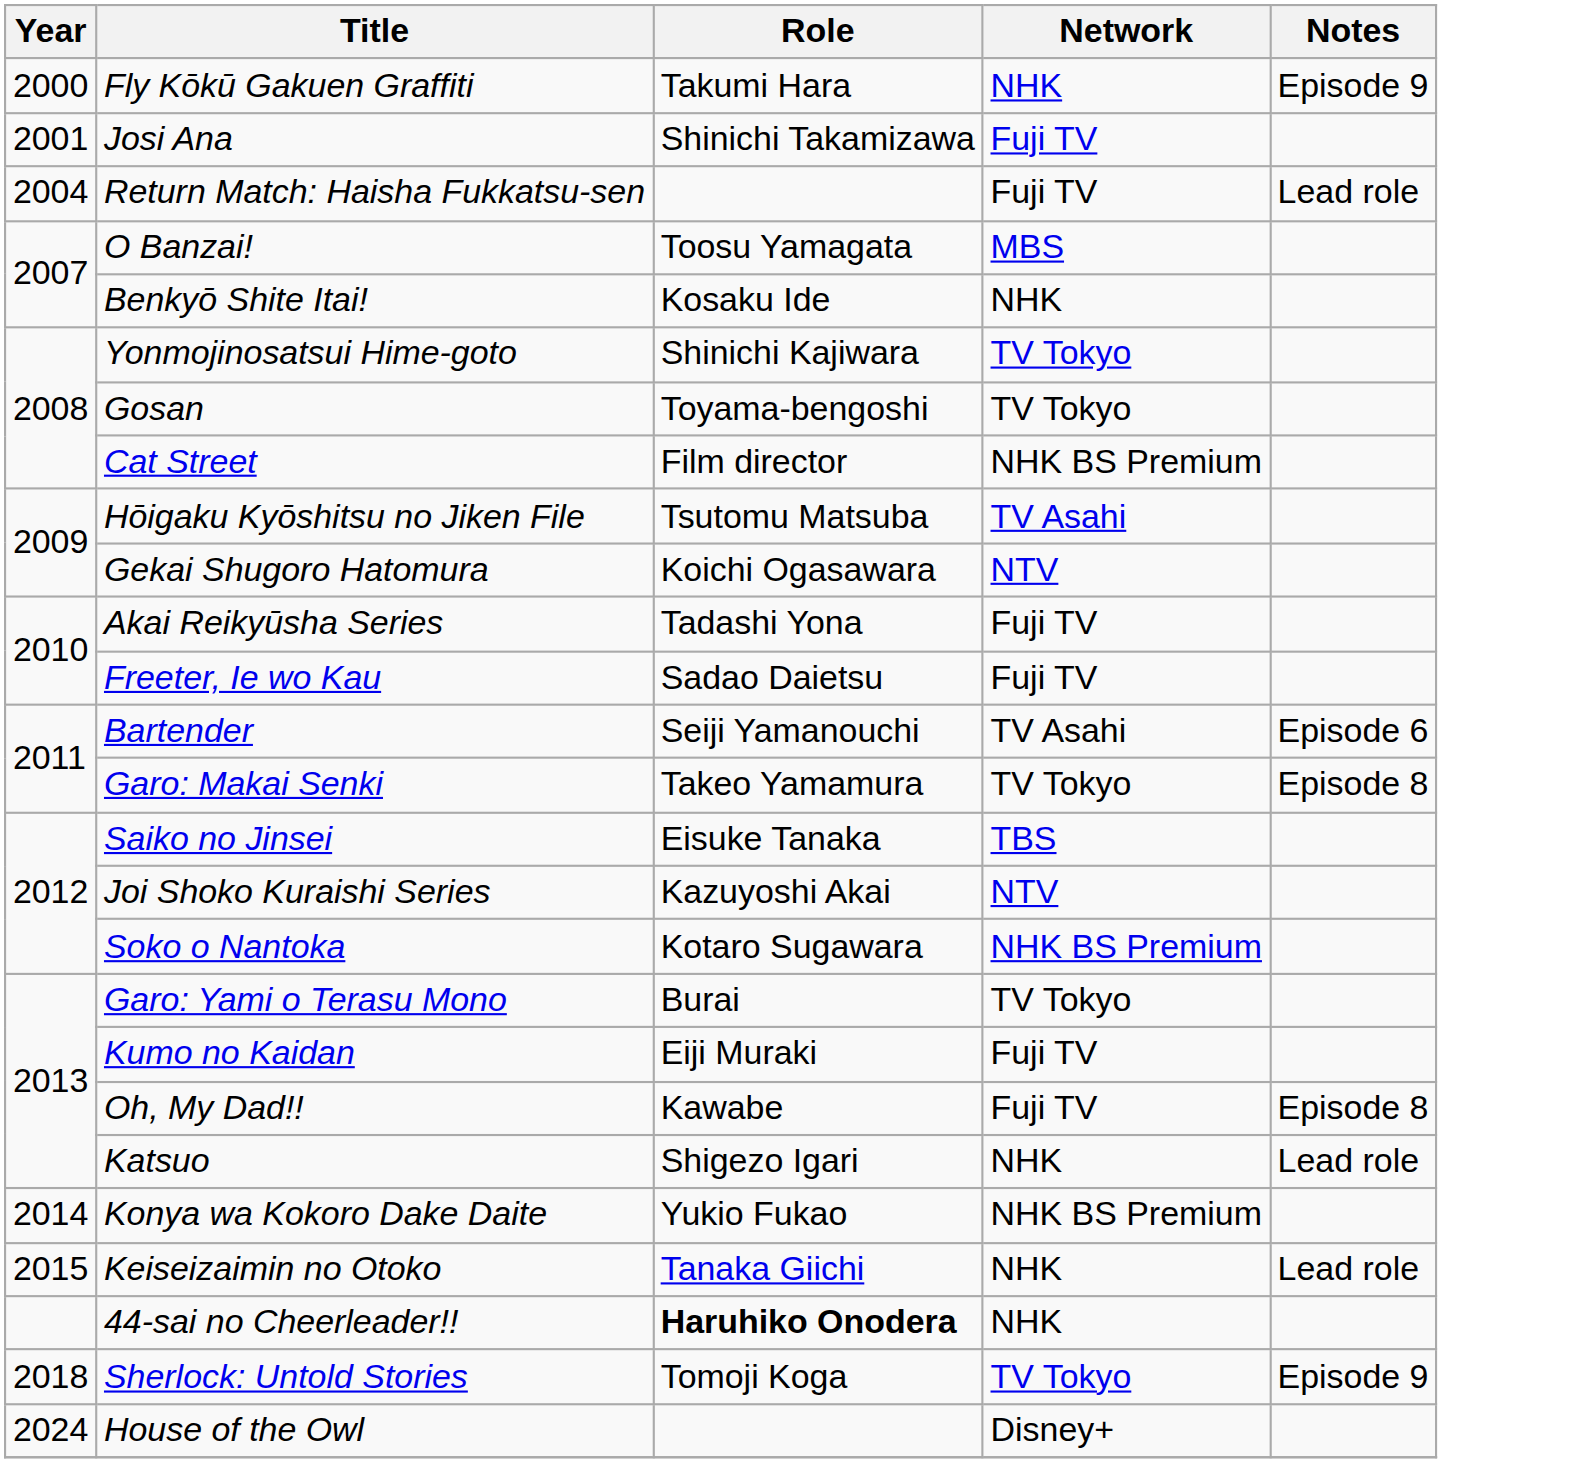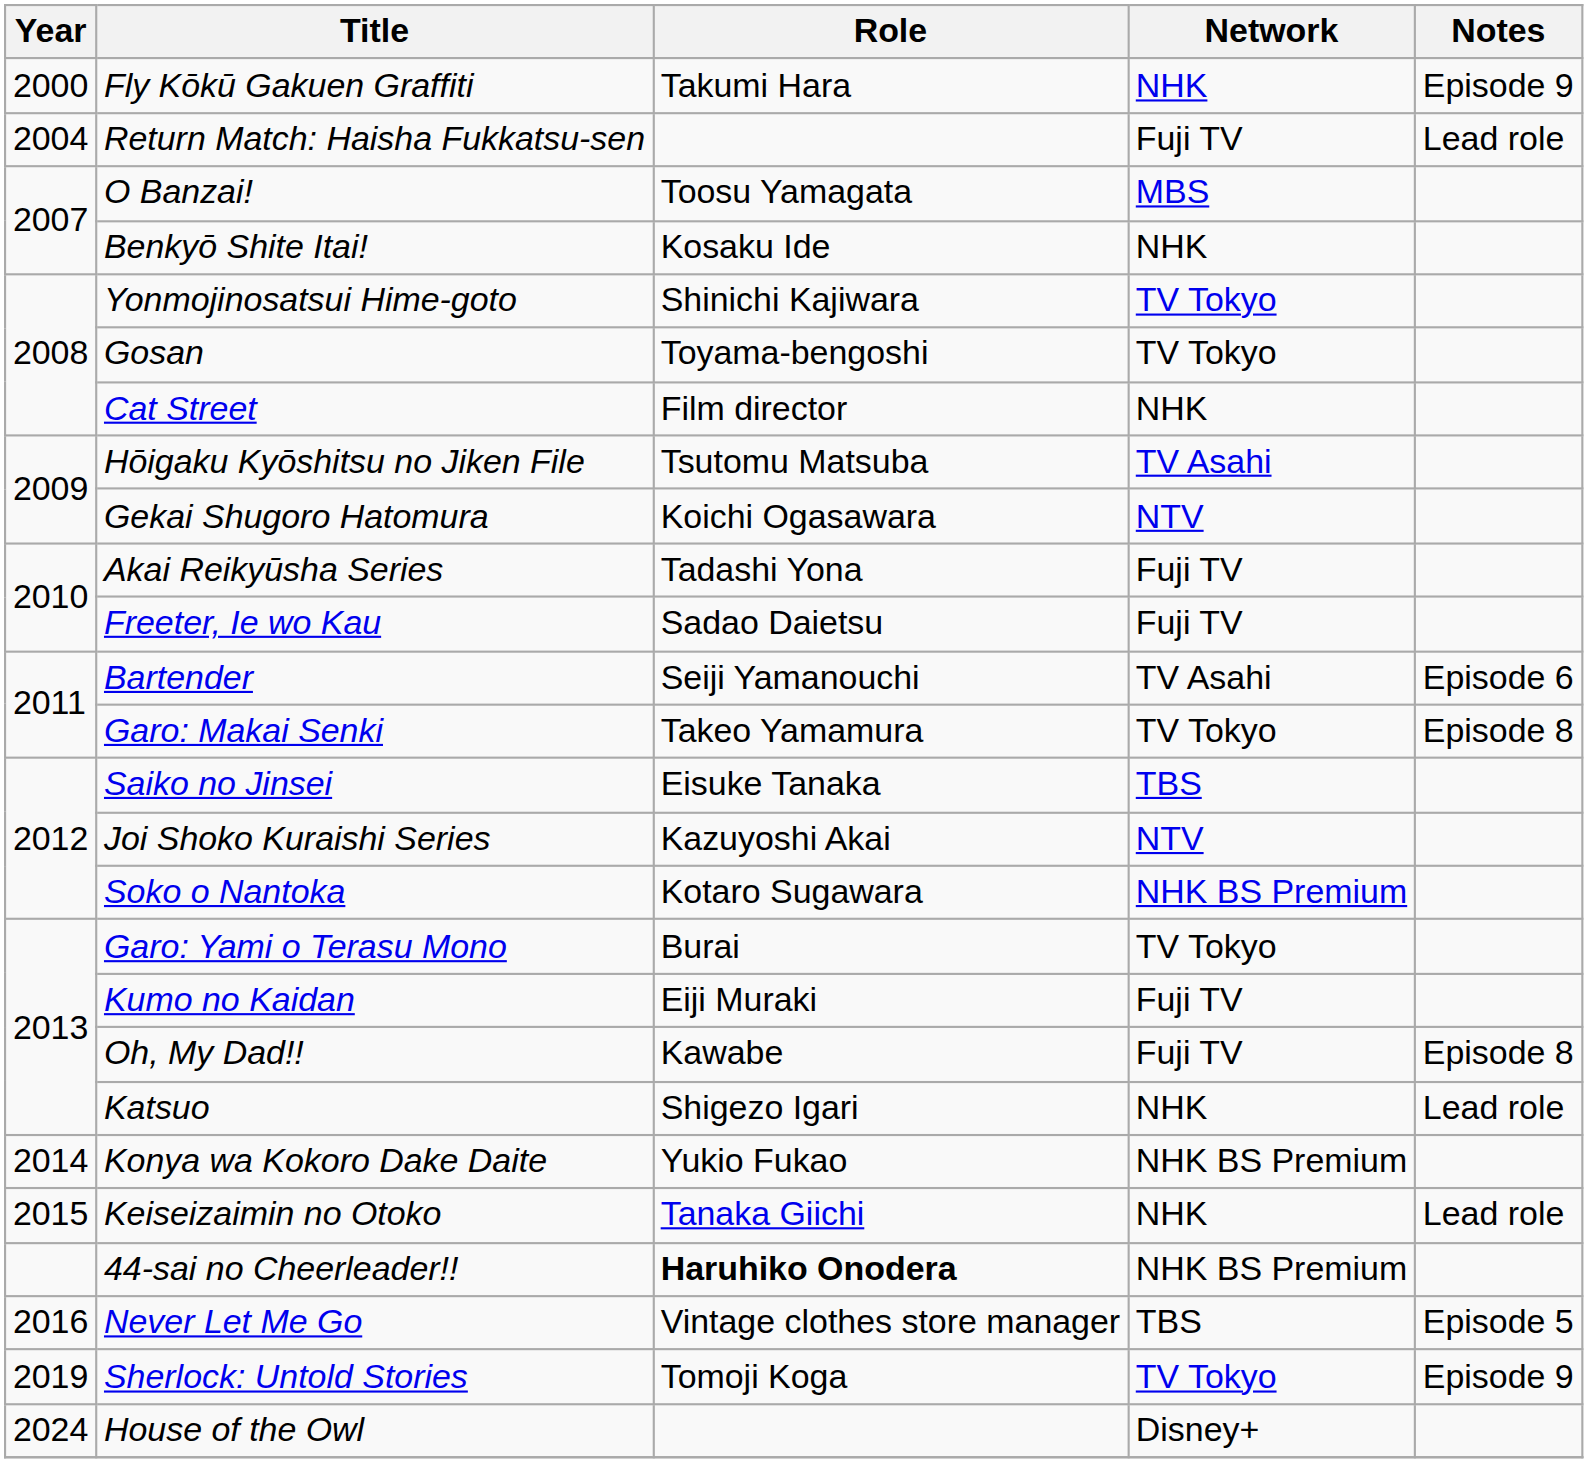- row: (168, 138)
(1126, 461) NHK BS Premium -> (1172, 407) NHK
(1026, 1322) NHK -> (1271, 1268) NHK BS Premium
+ row: (233, 1322)
(51, 1376) 2018 -> (51, 1376) 2019
